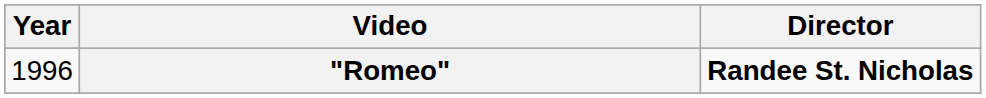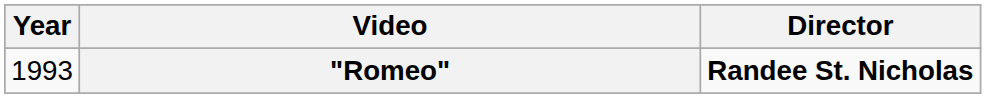(42, 70) 1996 -> (42, 70) 1993
